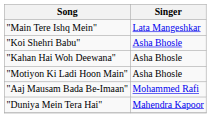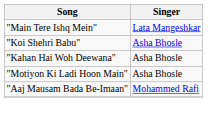- row: (54, 105)
